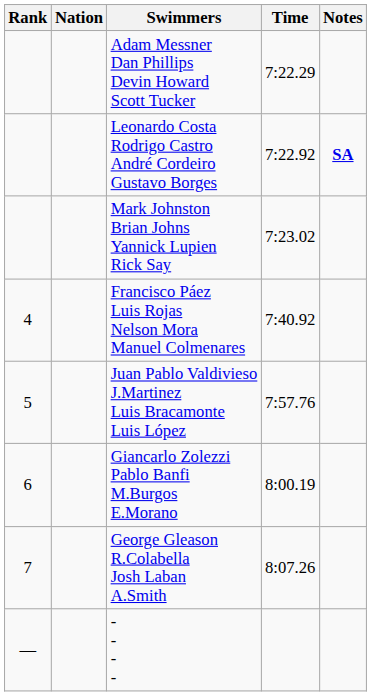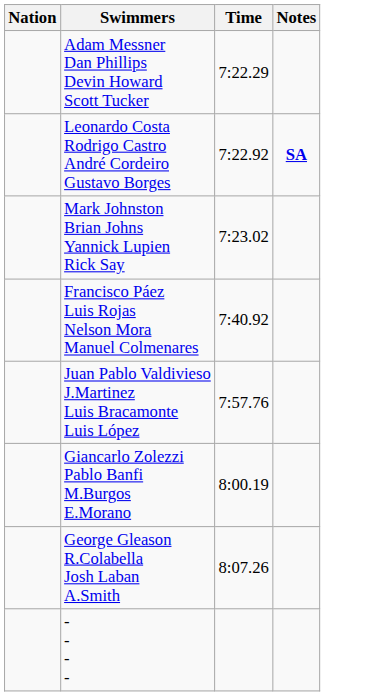- column: (28, 17)
